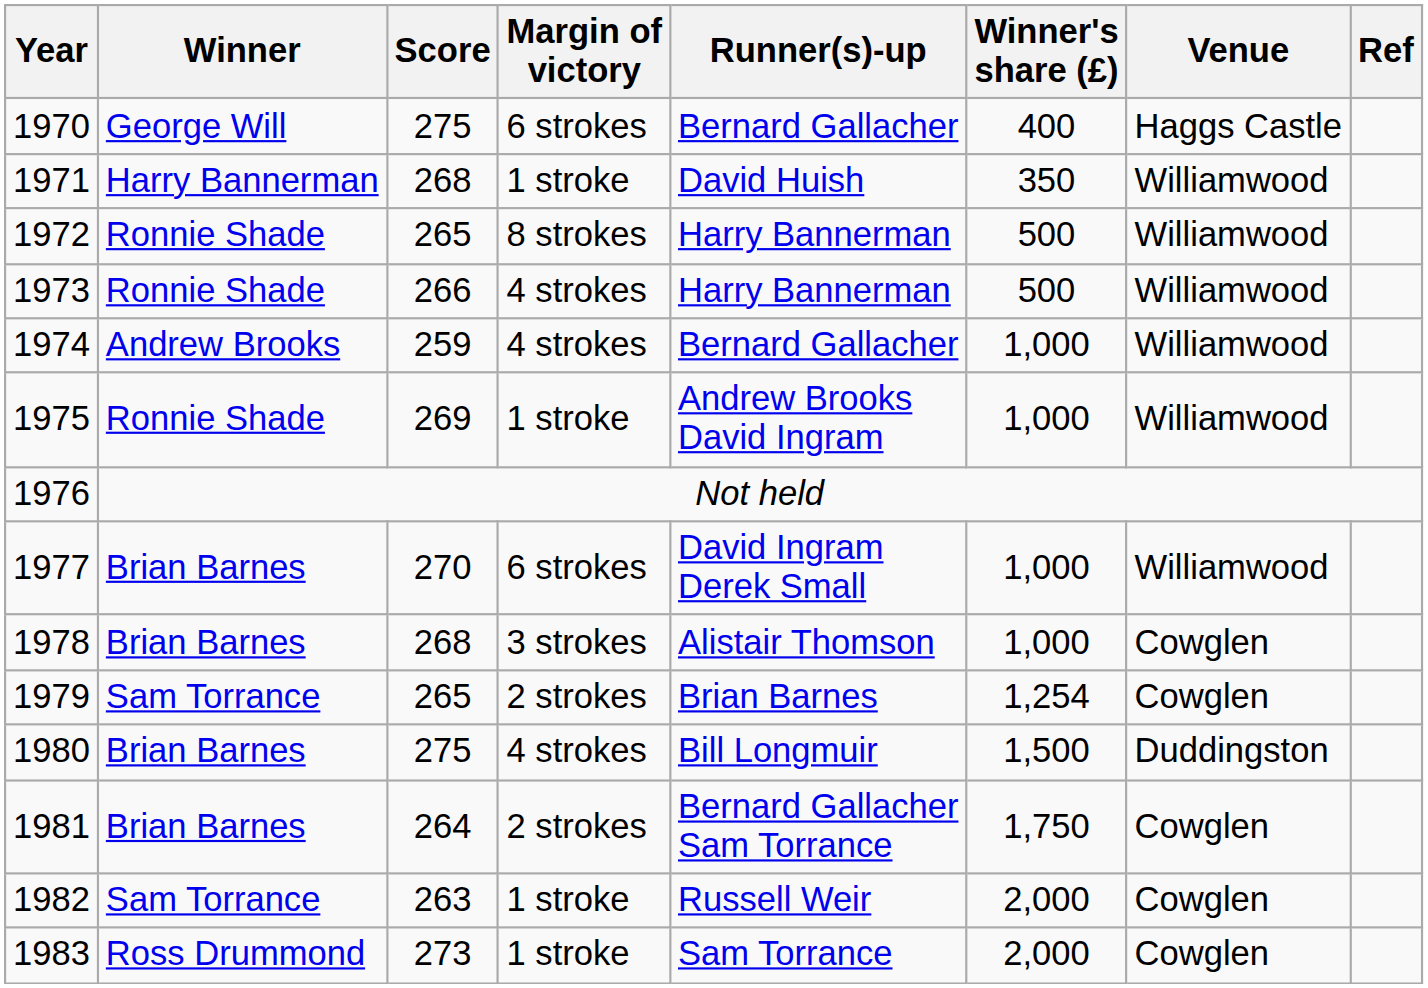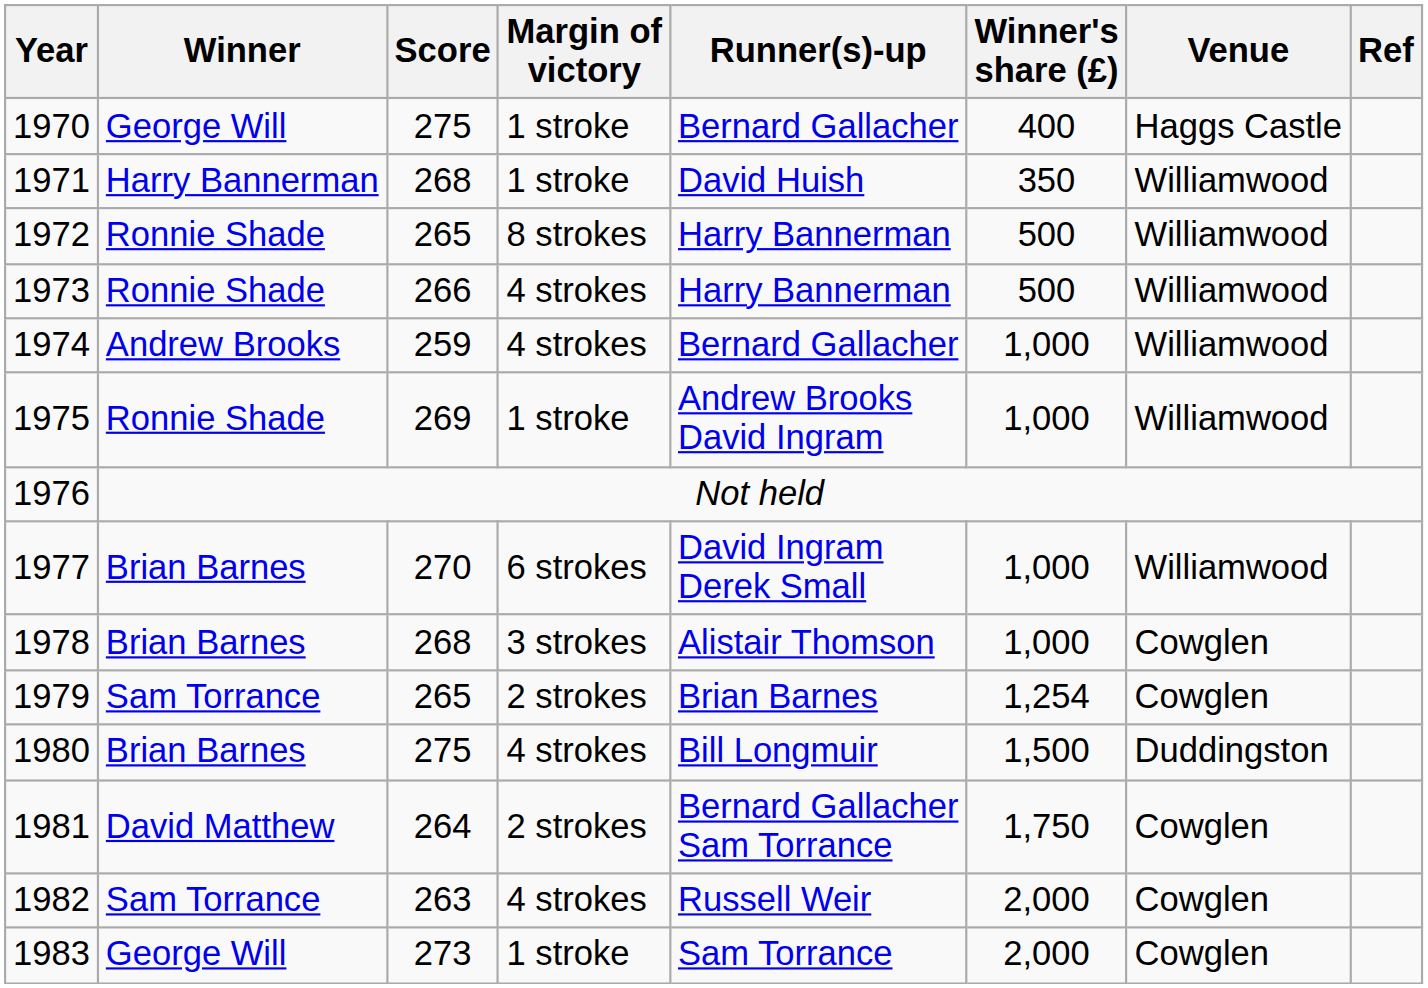(577, 125) 6 strokes -> (568, 125) 1 stroke
(206, 825) Brian Barnes -> (220, 825) David Matthew
(568, 899) 1 stroke -> (577, 899) 4 strokes
(235, 954) Ross Drummond -> (196, 954) George Will
